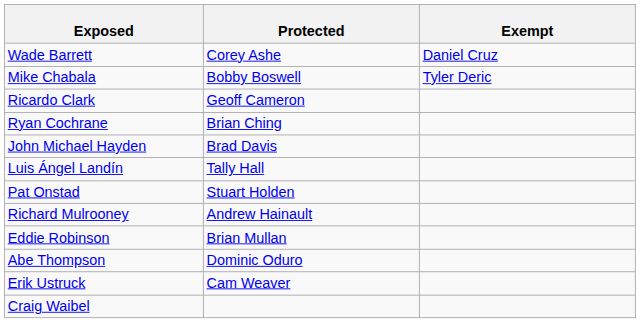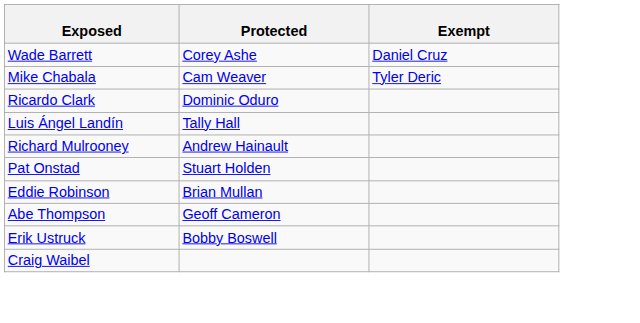(254, 77) Bobby Boswell -> (224, 77) Cam Weaver
(256, 100) Geoff Cameron -> (230, 100) Dominic Oduro
- row: (58, 123)
- row: (77, 146)
rows swapped: (68, 214) <-> (44, 191)
(255, 260) Dominic Oduro -> (231, 214) Geoff Cameron
(248, 283) Cam Weaver -> (230, 237) Bobby Boswell
